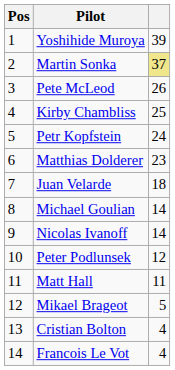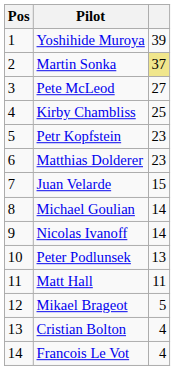(159, 88) 26 -> (159, 88) 27
(159, 137) 24 -> (159, 137) 23
(159, 185) 18 -> (159, 185) 15
(159, 257) 12 -> (159, 257) 13
